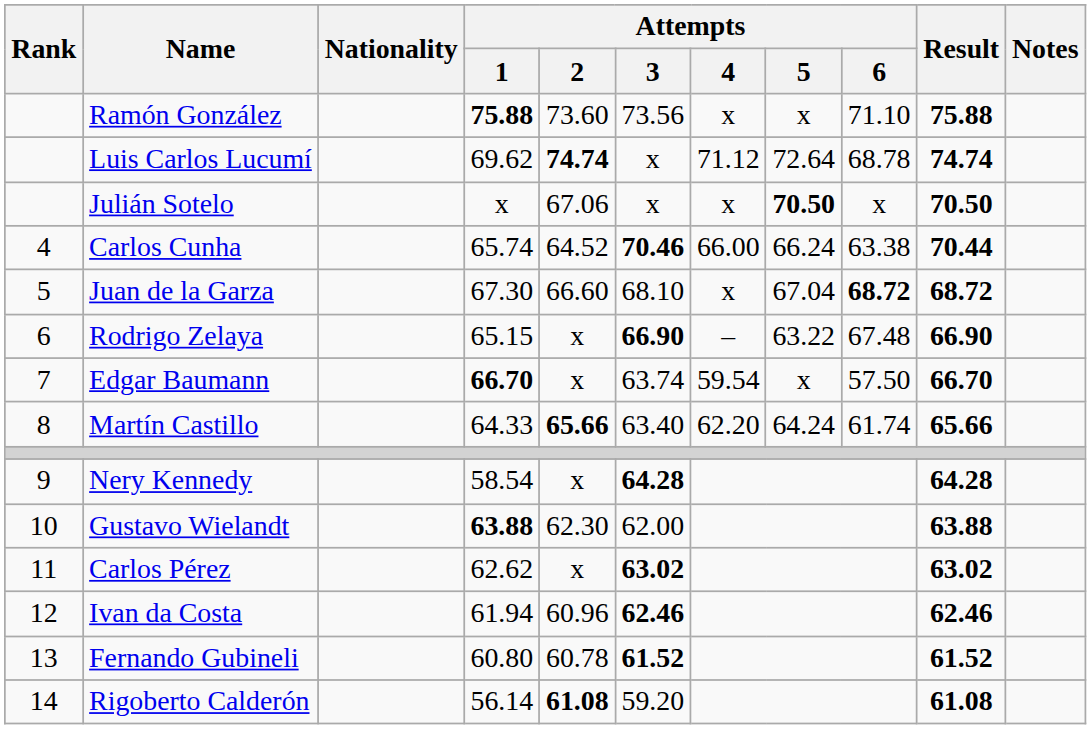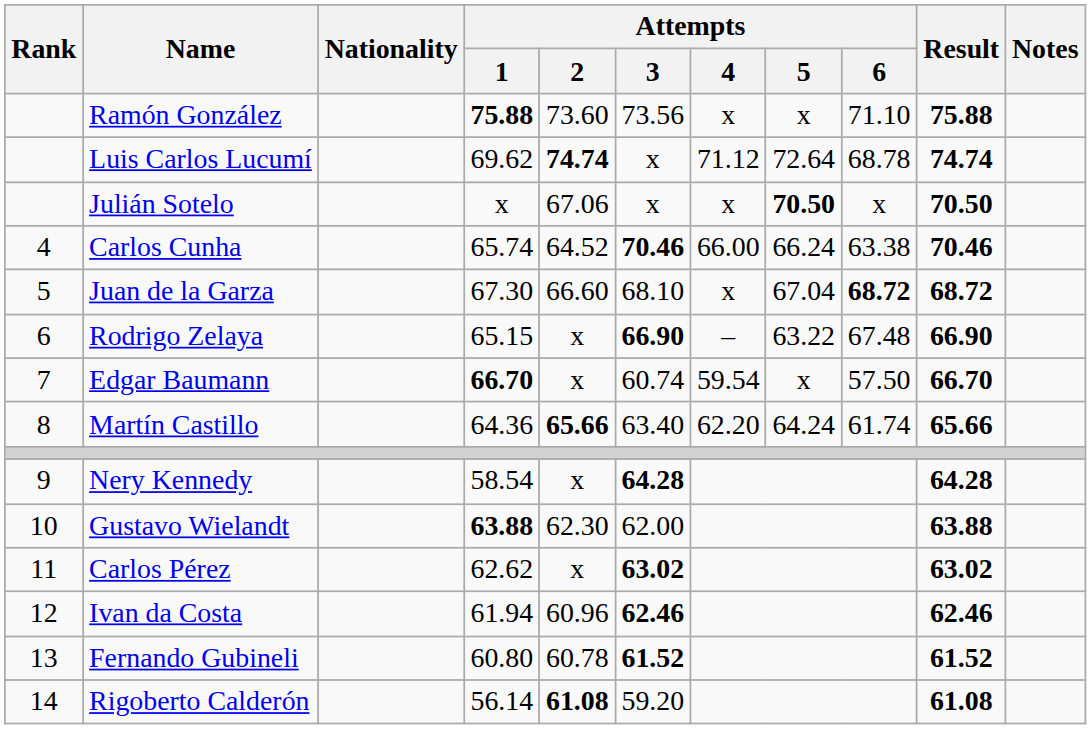(961, 247) 70.44 -> (961, 247) 70.46
(653, 379) 63.74 -> (653, 379) 60.74
(502, 423) 64.33 -> (502, 423) 64.36
